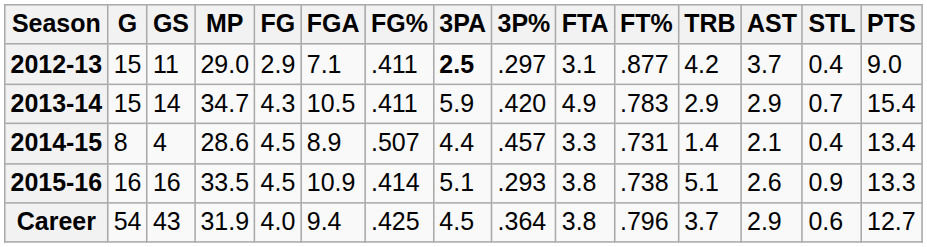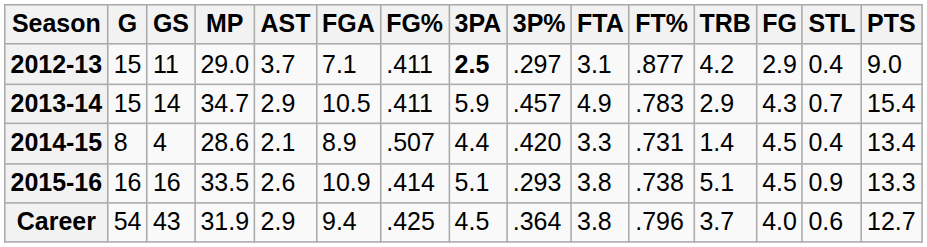columns swapped: (278, 24) <-> (772, 24)
(522, 103) .420 -> (537, 103) .457
(522, 143) .457 -> (537, 143) .420
